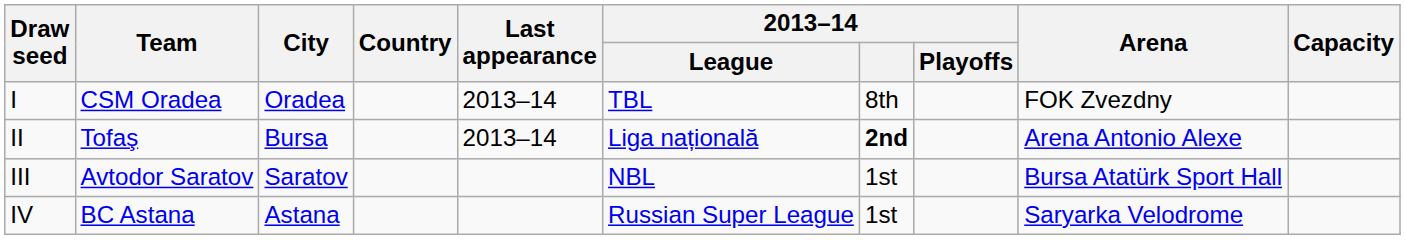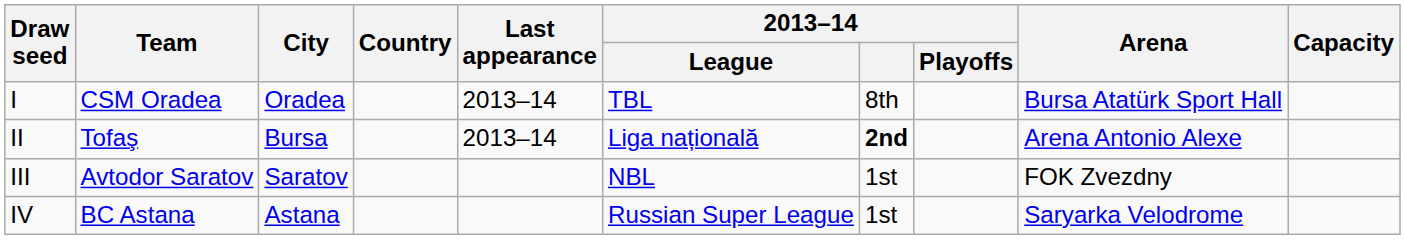(1098, 100) FOK Zvezdny -> (1153, 100) Bursa Atatürk Sport Hall
(1153, 176) Bursa Atatürk Sport Hall -> (1098, 176) FOK Zvezdny
